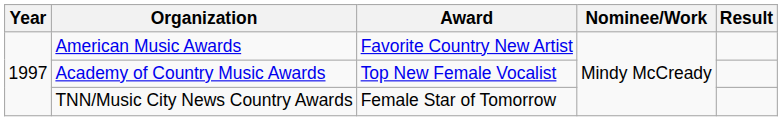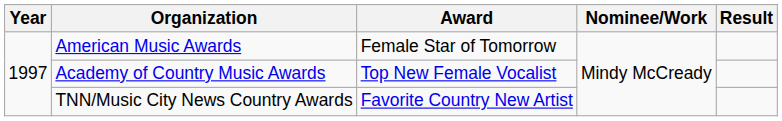(467, 45) Favorite Country New Artist -> (458, 45) Female Star of Tomorrow
(458, 101) Female Star of Tomorrow -> (467, 101) Favorite Country New Artist
